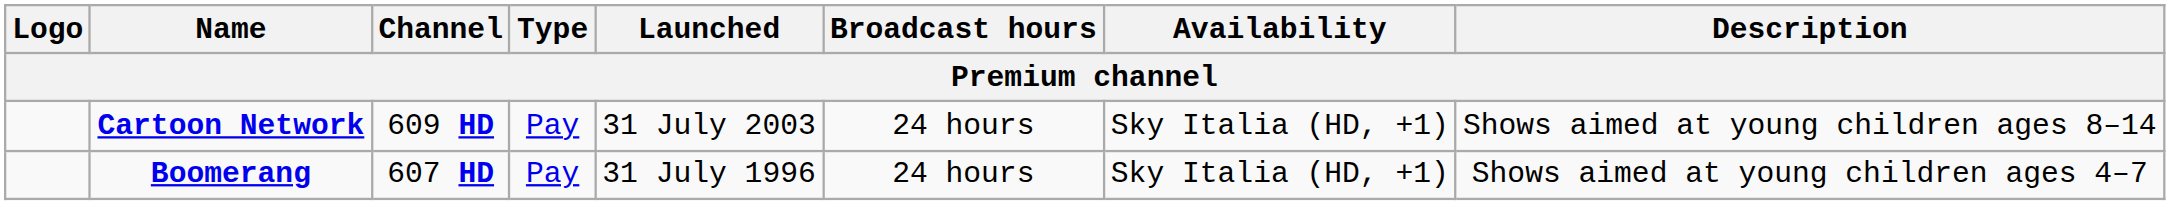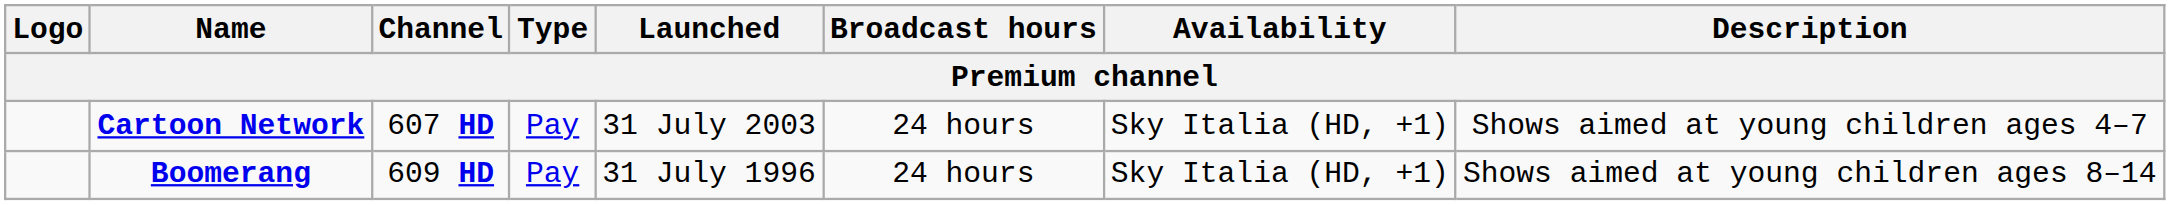(441, 126) 609 HD -> (441, 126) 607 HD
(1810, 126) Shows aimed at young children ages 8–14 -> (1810, 126) Shows aimed at young children ages 4–7
(441, 174) 607 HD -> (441, 174) 609 HD
(1810, 174) Shows aimed at young children ages 4–7 -> (1810, 174) Shows aimed at young children ages 8–14
